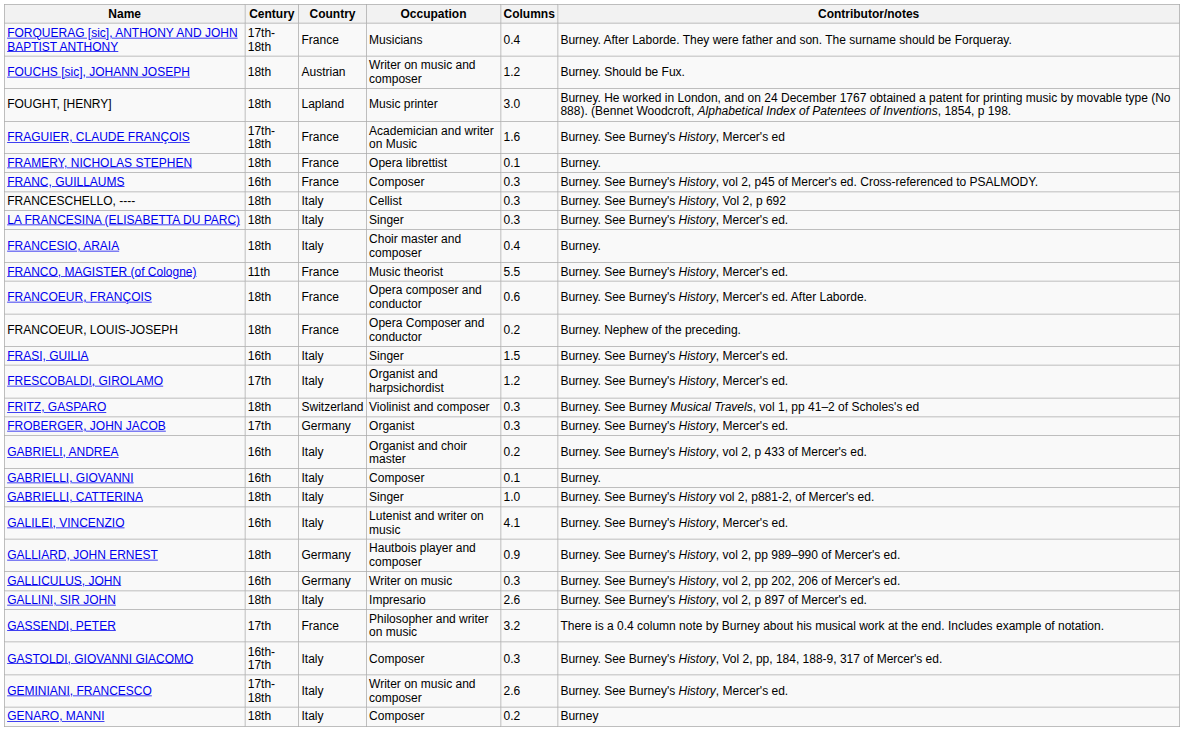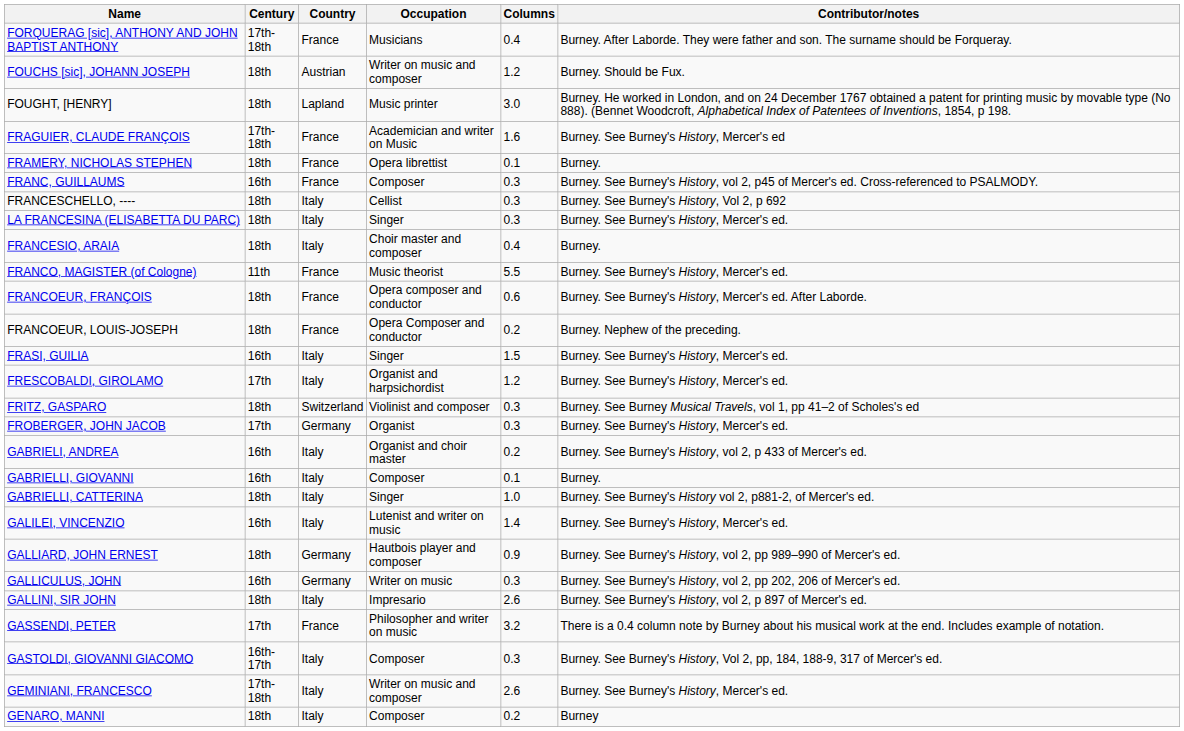(512, 522) 4.1 -> (512, 522) 1.4
